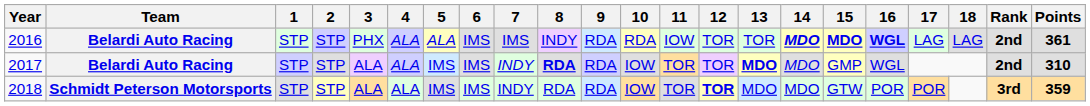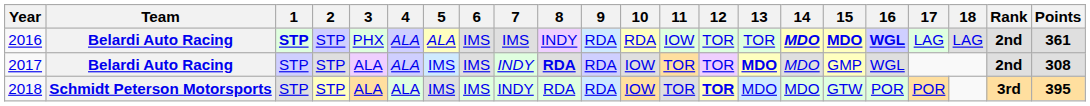(294, 40) normal -> (294, 40) bold
(1058, 64) 310 -> (1058, 64) 308
(1058, 88) 359 -> (1058, 88) 395
